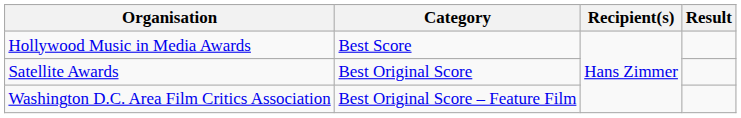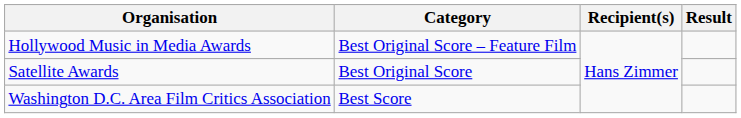(375, 44) Best Score -> (457, 44) Best Original Score – Feature Film
(457, 98) Best Original Score – Feature Film -> (375, 98) Best Score
